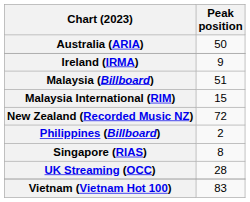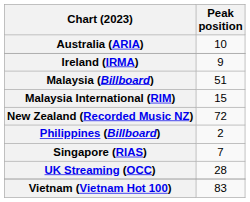(221, 44) 50 -> (221, 44) 10
(221, 152) 8 -> (221, 152) 7
